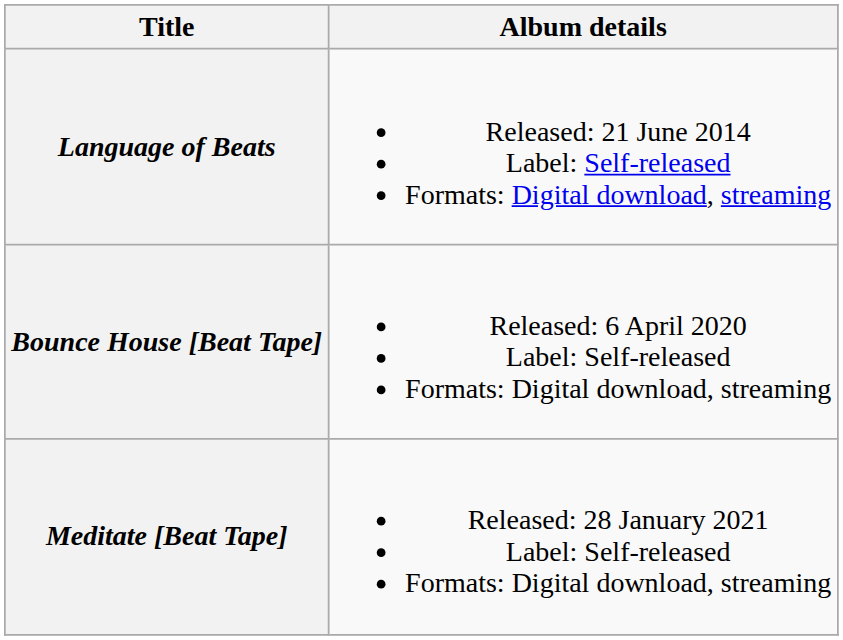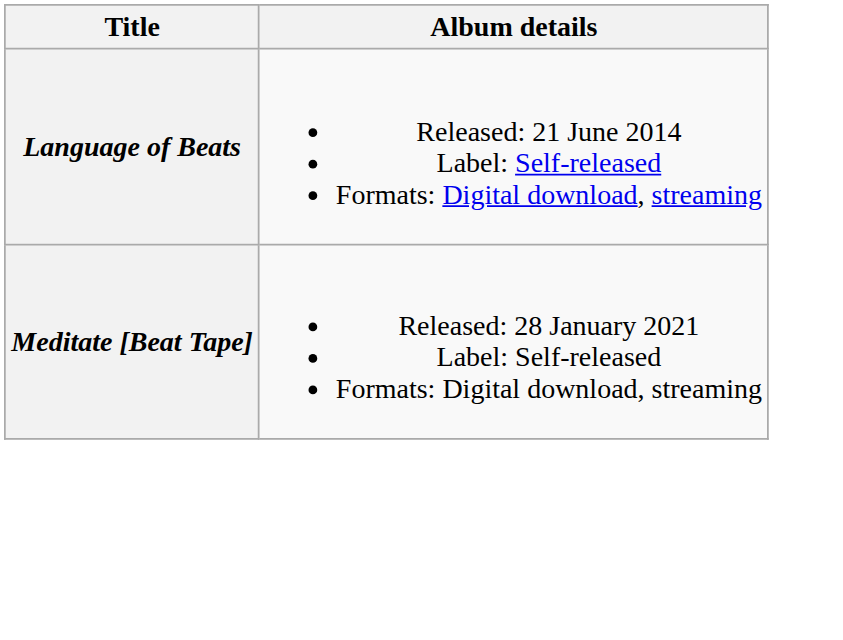- row: (167, 341)
